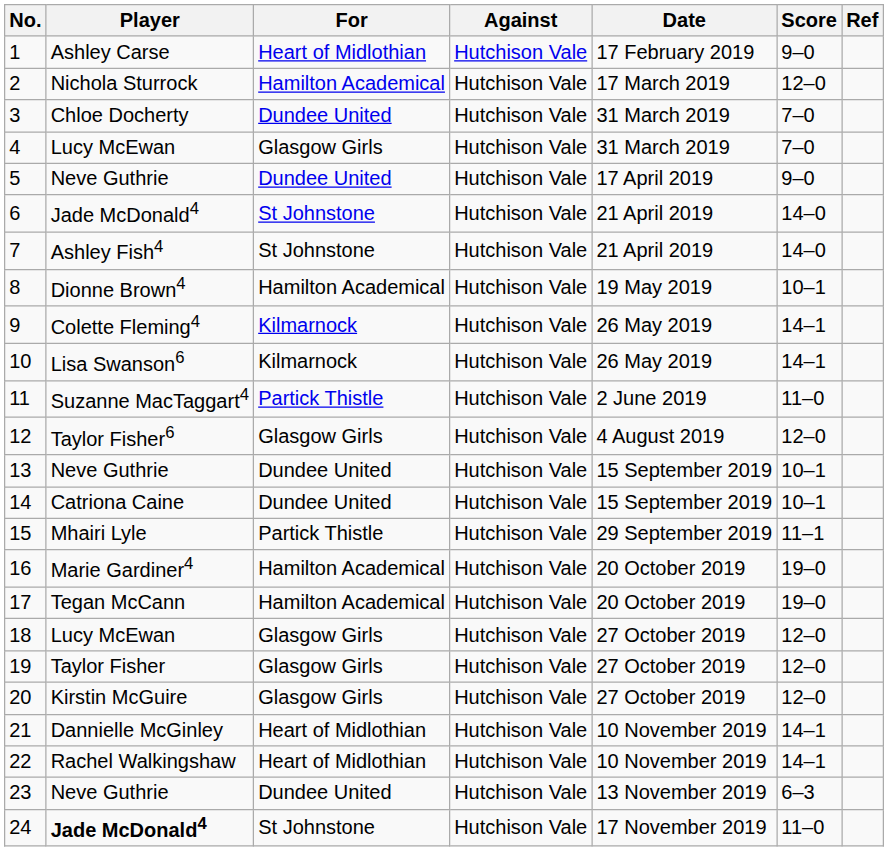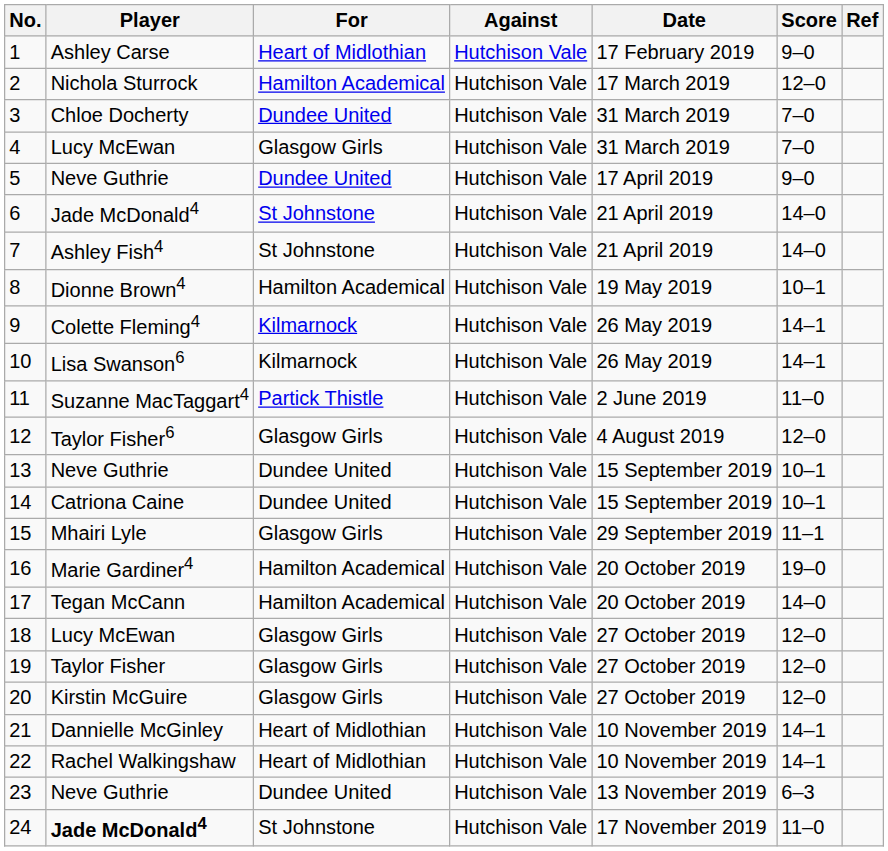(321, 534) Partick Thistle -> (320, 534) Glasgow Girls
(804, 602) 19–0 -> (804, 602) 14–0
